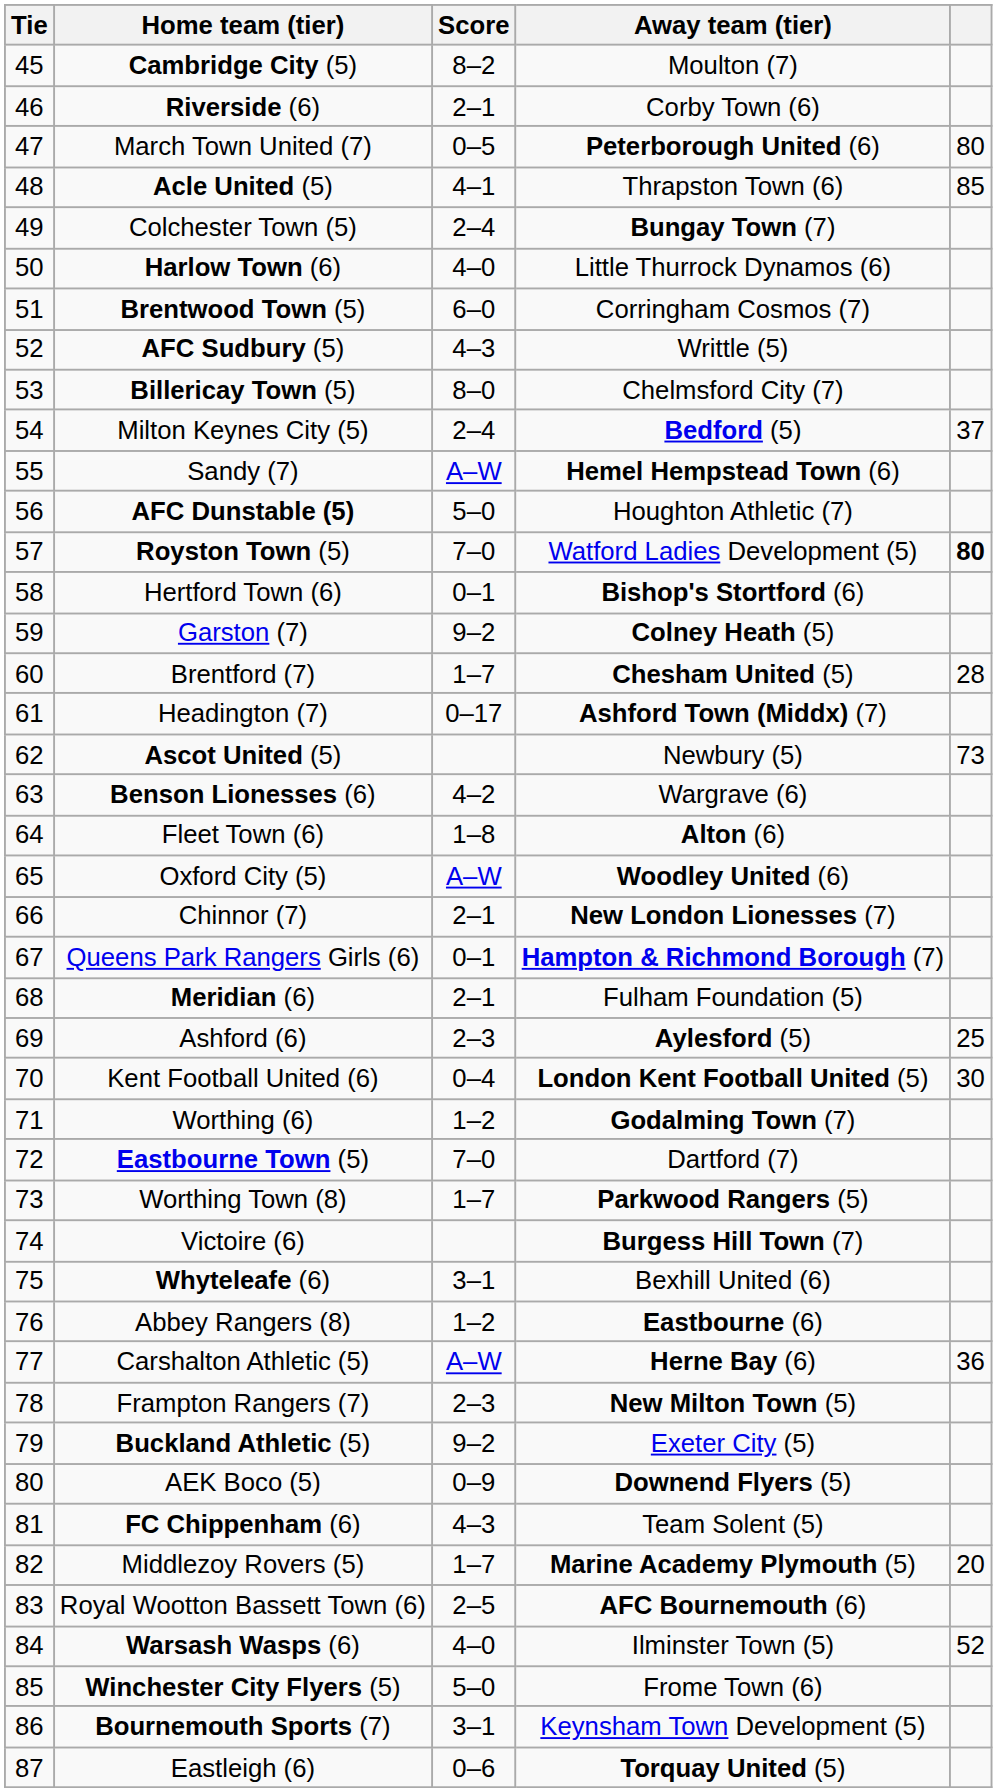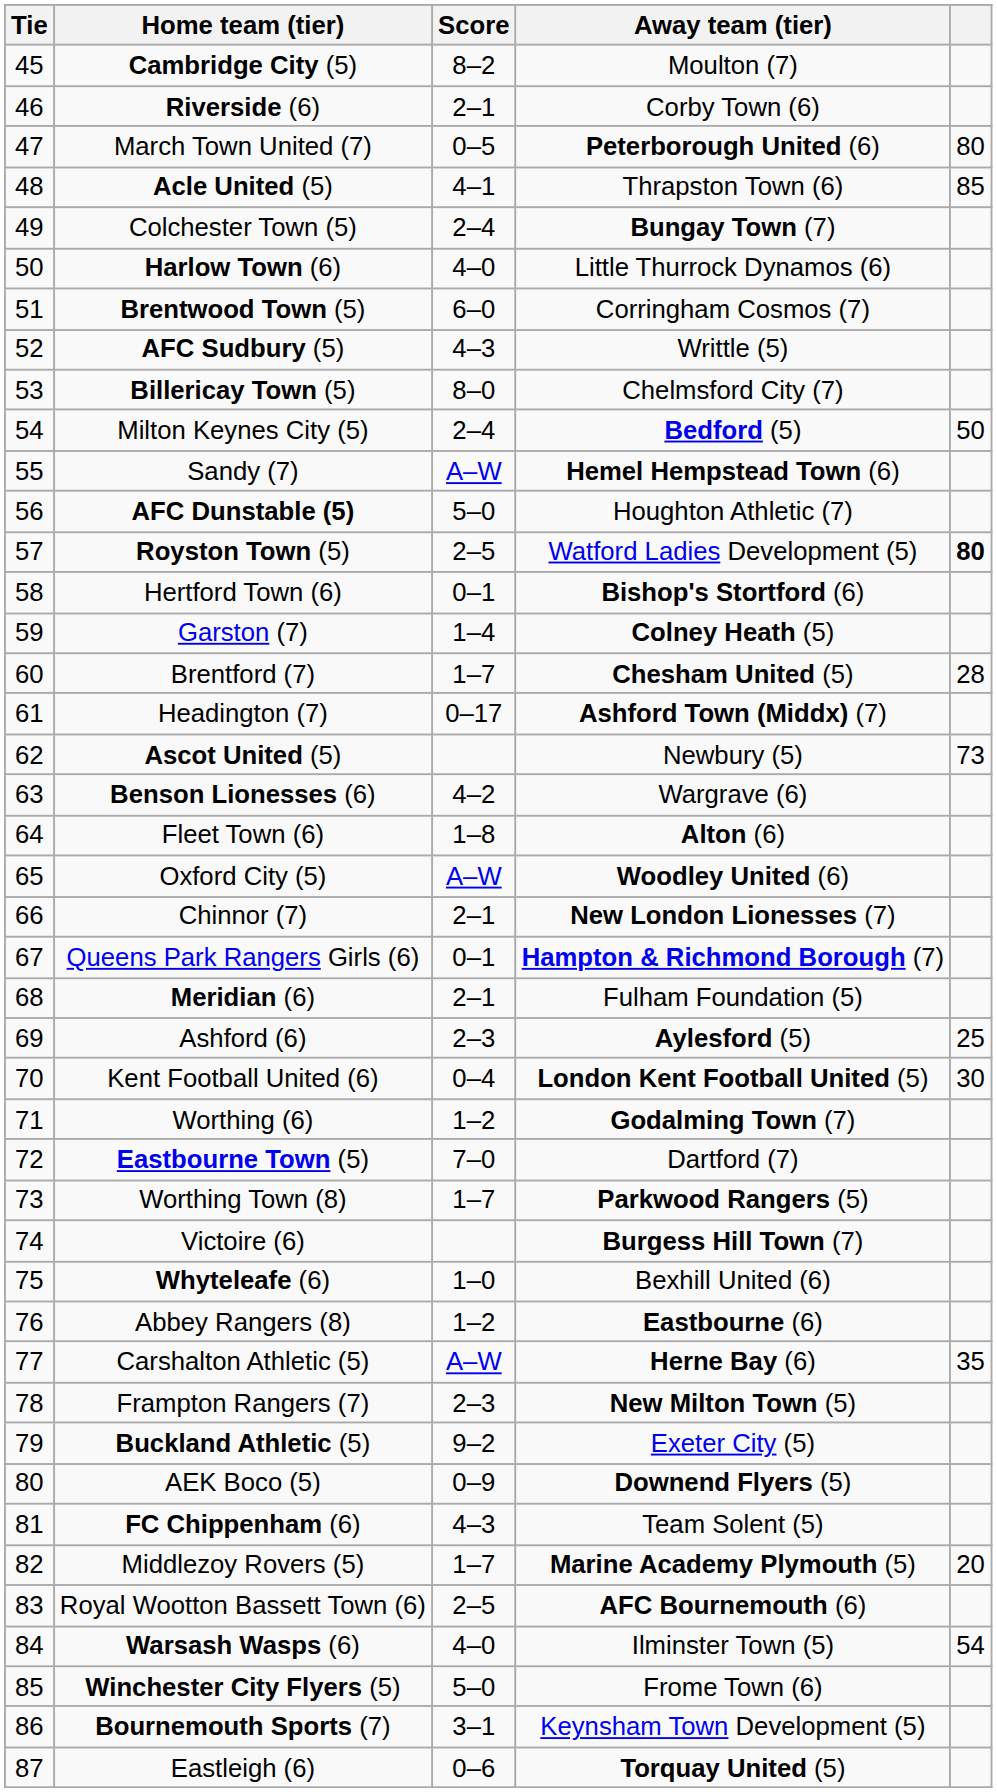(971, 430) 37 -> (971, 430) 50
(474, 552) 7–0 -> (474, 552) 2–5
(474, 633) 9–2 -> (474, 633) 1–4
(474, 1281) 3–1 -> (474, 1281) 1–0
(971, 1362) 36 -> (971, 1362) 35
(971, 1645) 52 -> (971, 1645) 54
